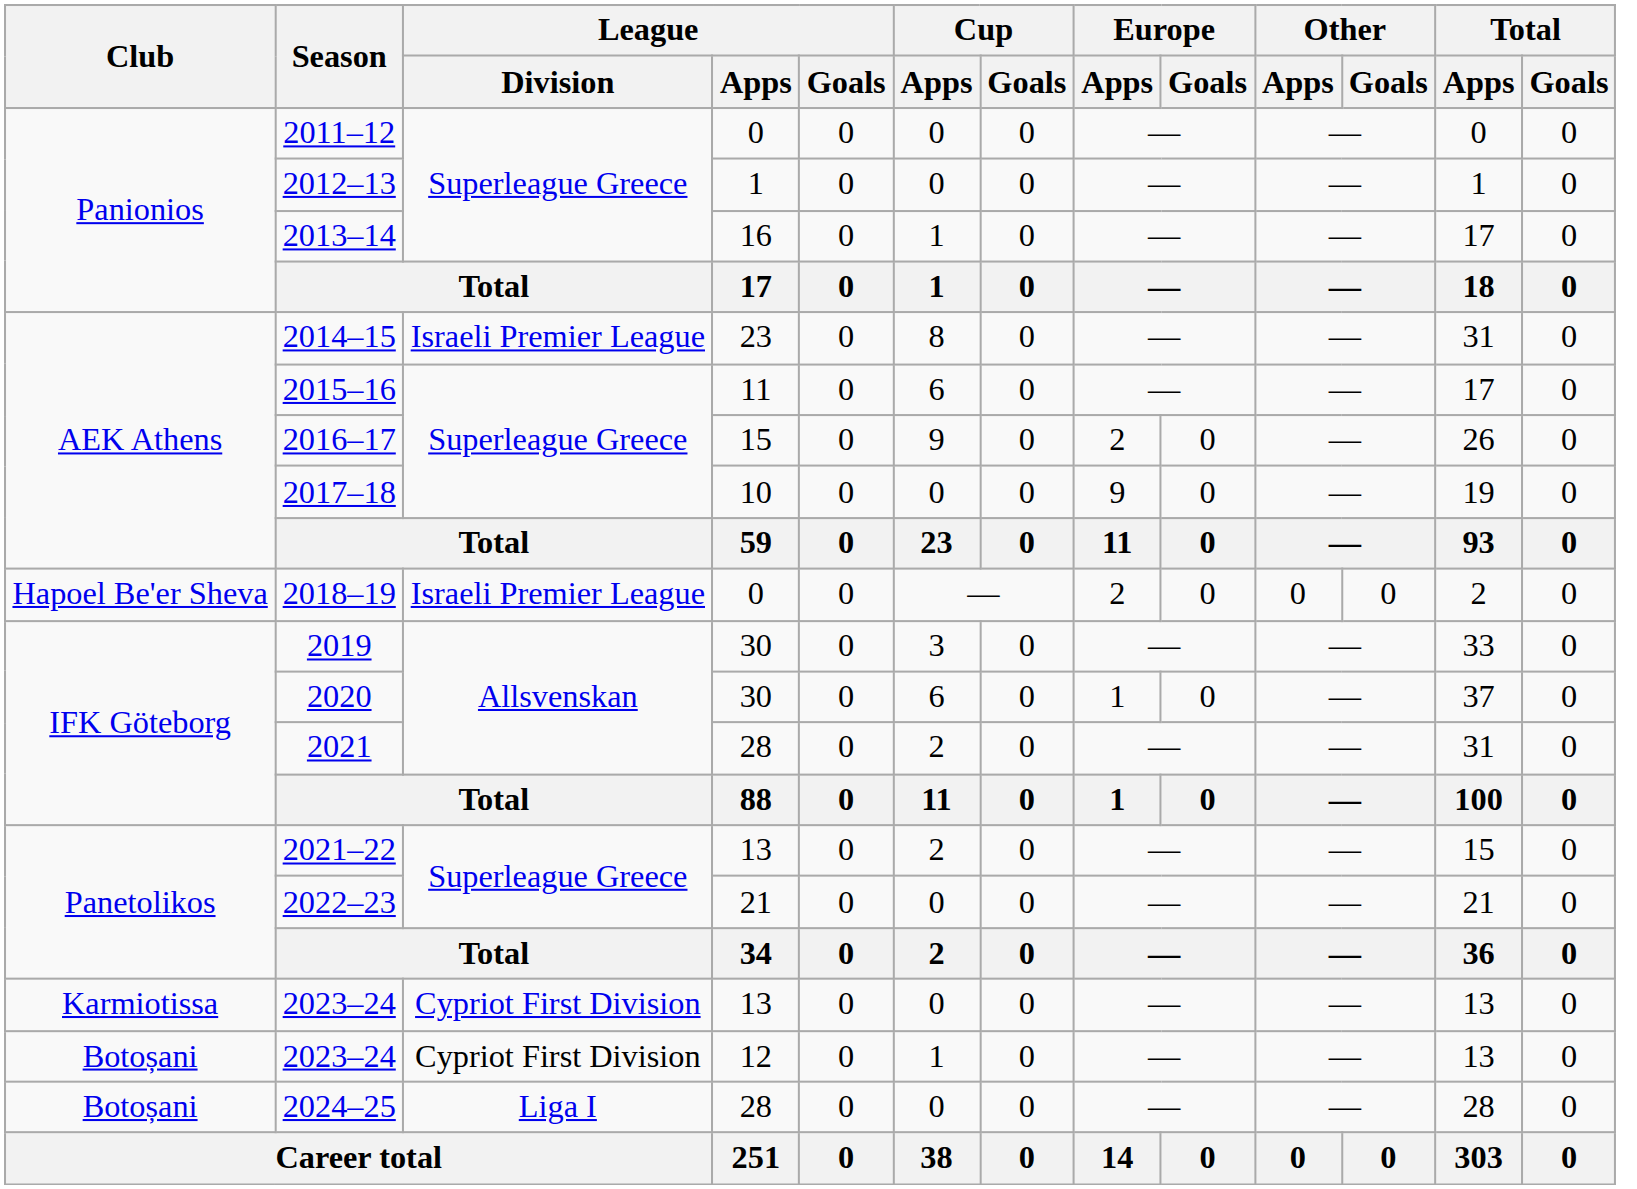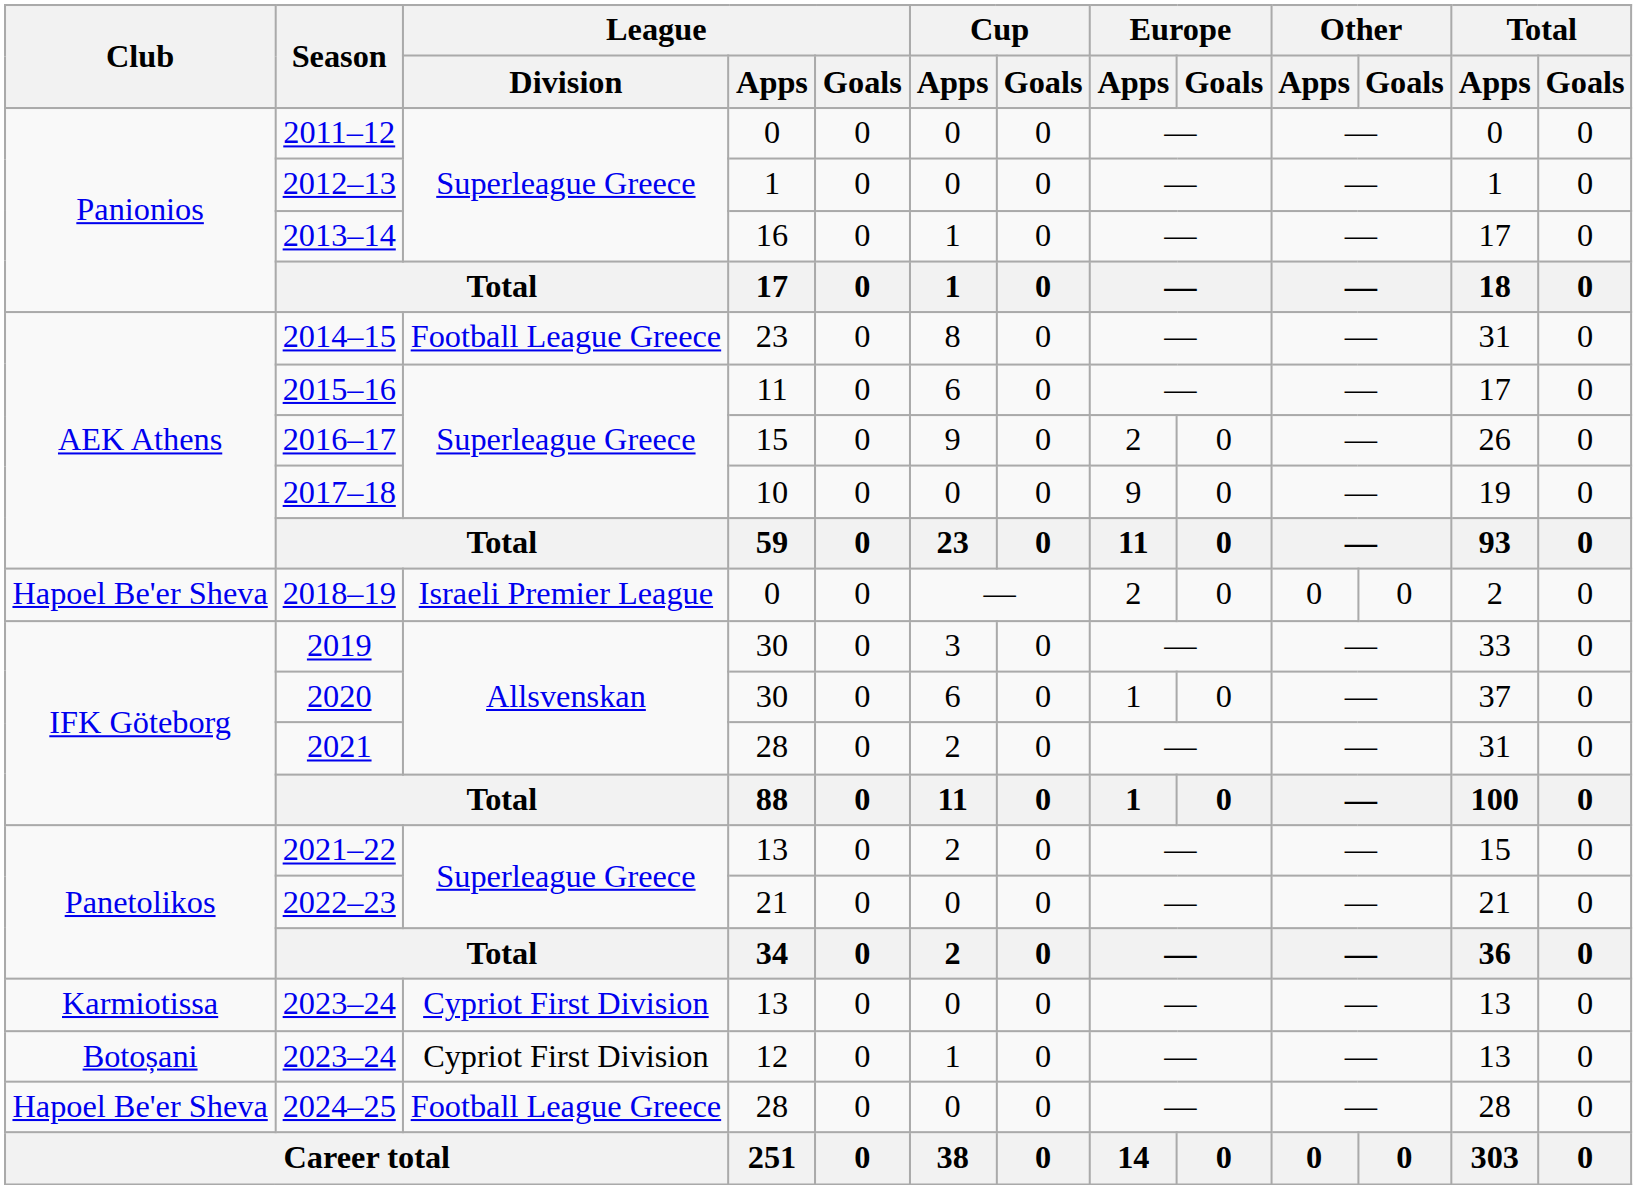(558, 337) Israeli Premier League -> (566, 337) Football League Greece
(140, 1106) Botoșani -> (140, 1106) Hapoel Be'er Sheva
(558, 1106) Liga I -> (566, 1106) Football League Greece
